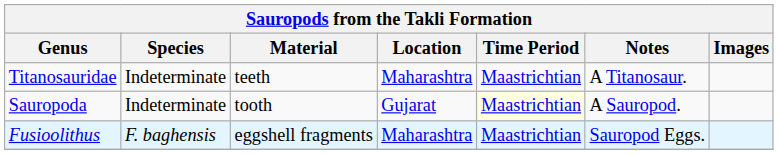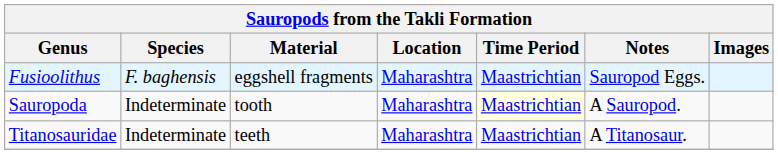rows swapped: (54, 134) <-> (63, 76)
(409, 105) Gujarat -> (427, 105) Maharashtra
